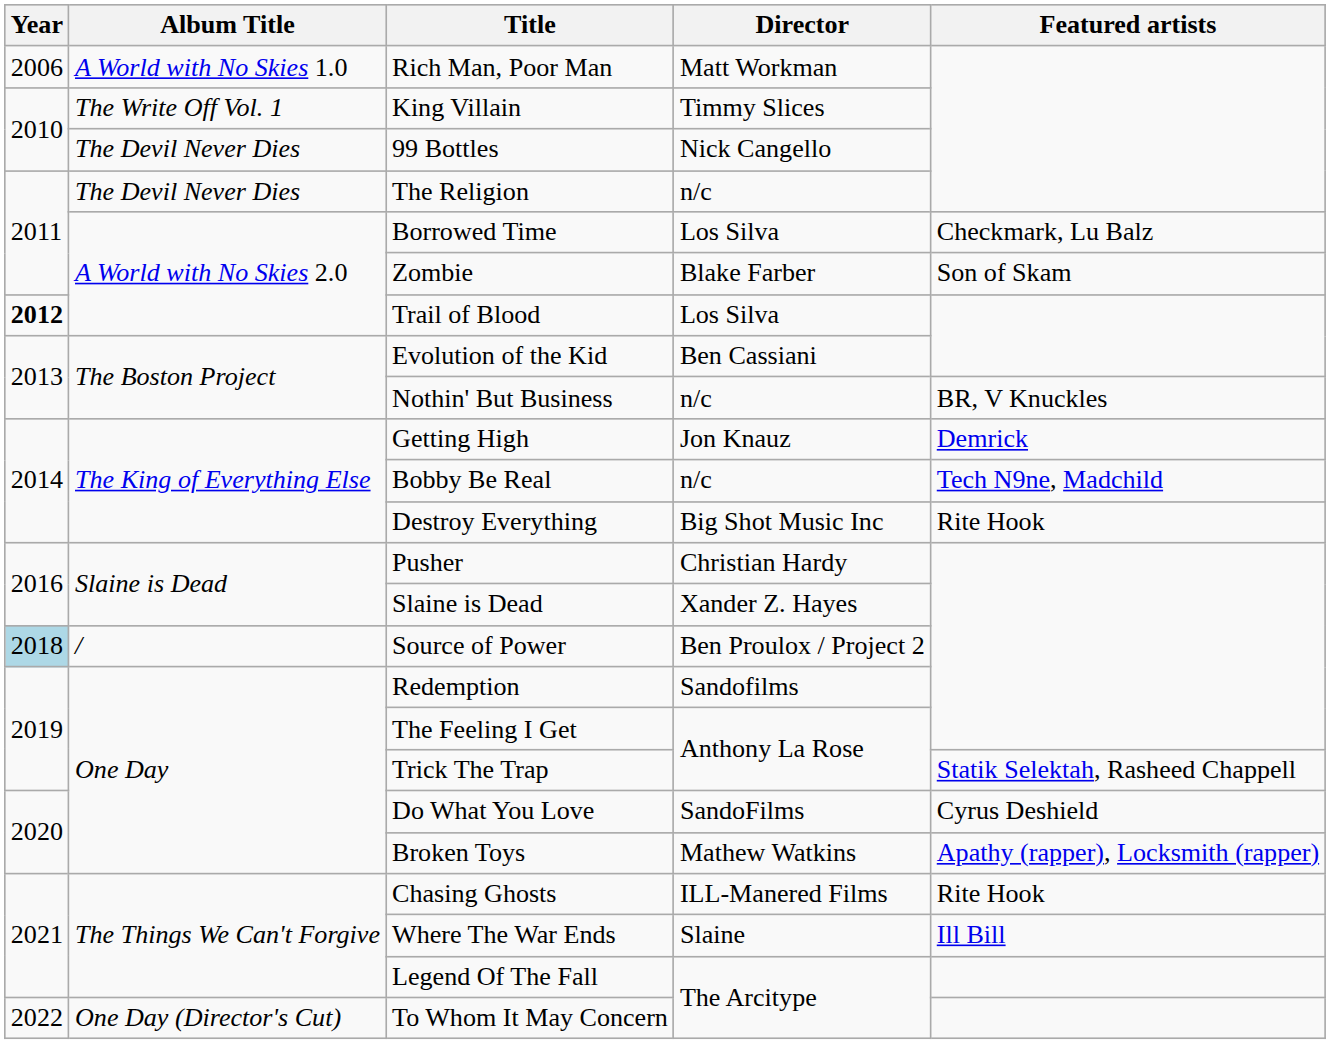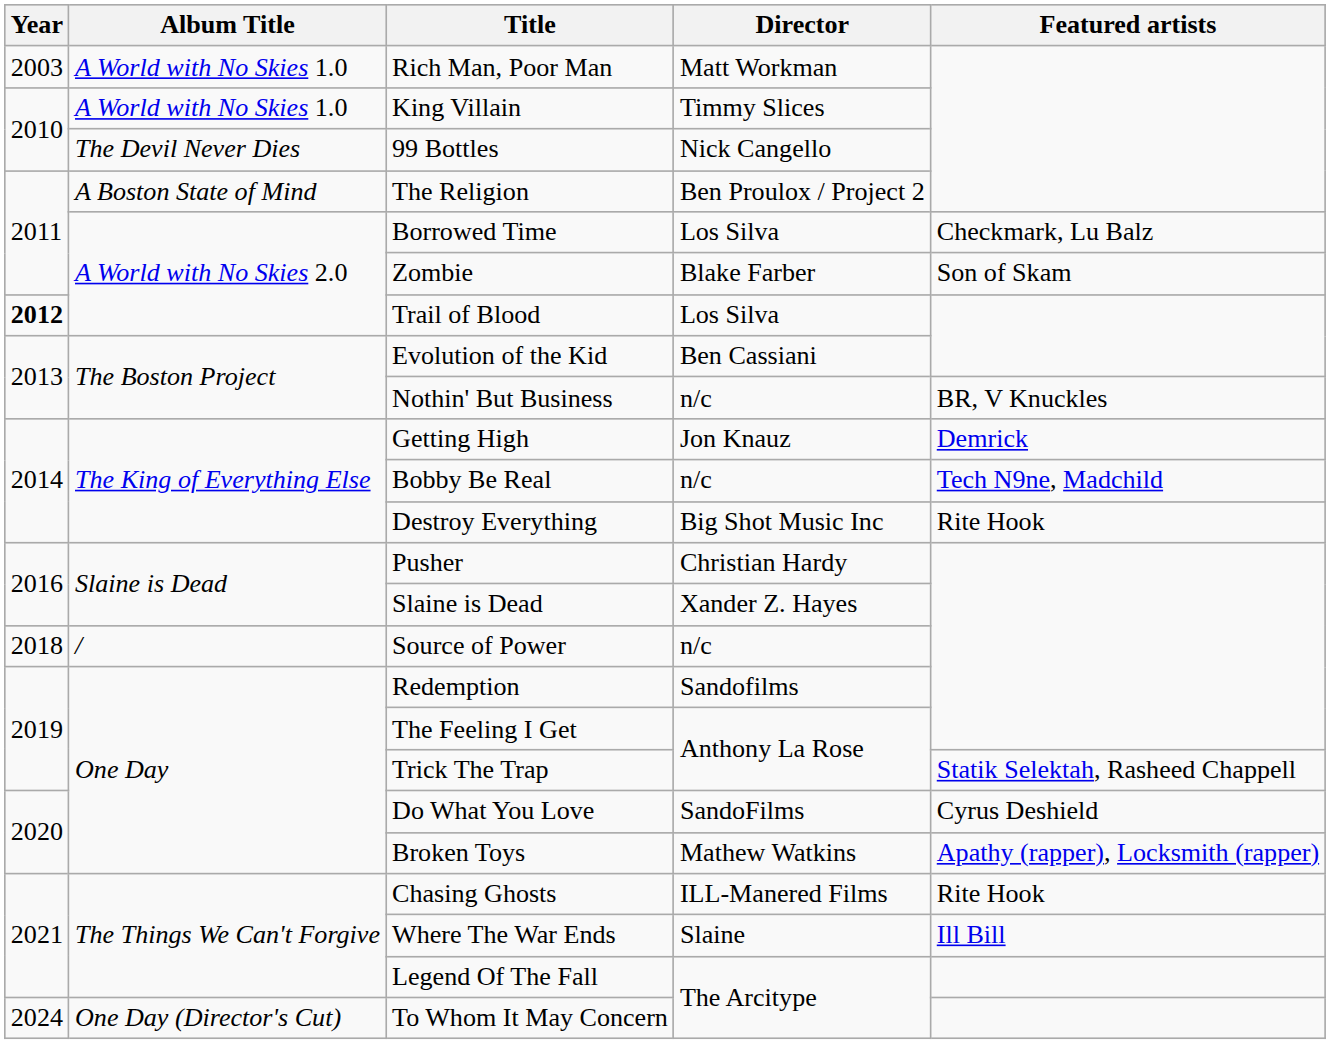(37, 66) 2006 -> (37, 66) 2003
(179, 107) The Write Off Vol. 1 -> (211, 107) A World with No Skies 1.0
(188, 190) The Devil Never Dies -> (196, 190) A Boston State of Mind
(696, 190) n/c -> (802, 190) Ben Proulox / Project 2
(37, 645) lightblue background -> (37, 645) no background
(802, 645) Ben Proulox / Project 2 -> (696, 645) n/c
(37, 1017) 2022 -> (37, 1017) 2024
